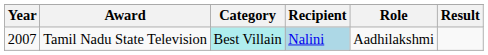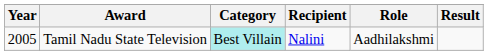(22, 38) 2007 -> (22, 38) 2005
(306, 38) lightblue background -> (306, 38) no background
